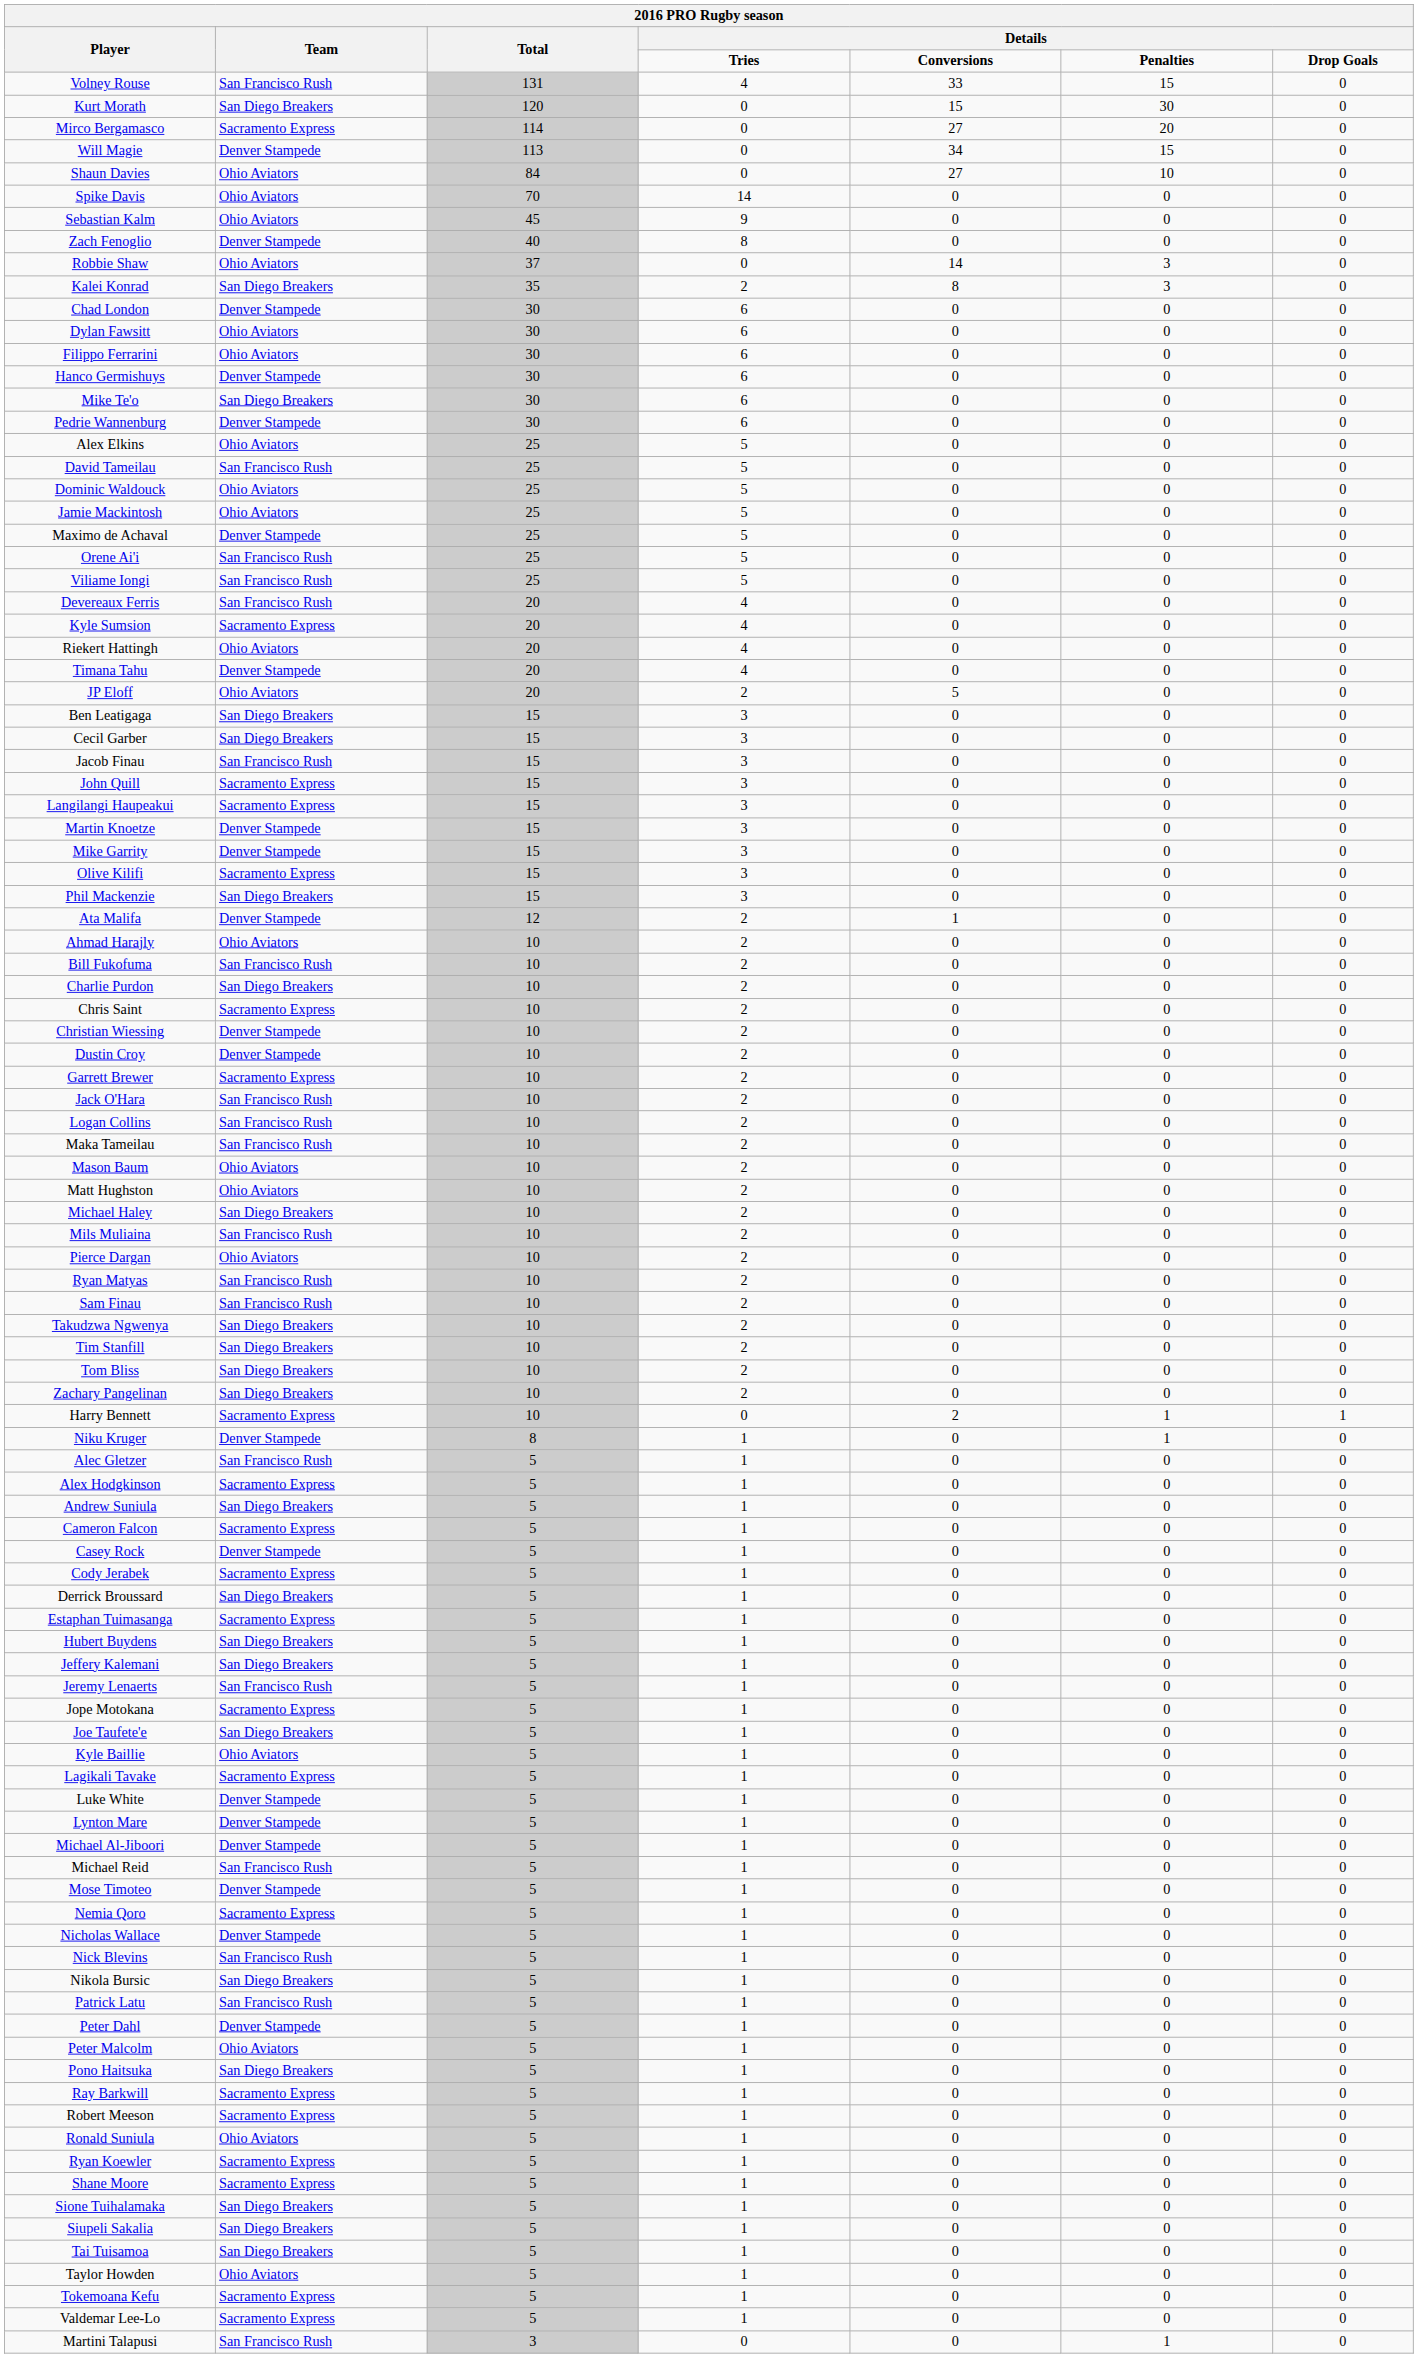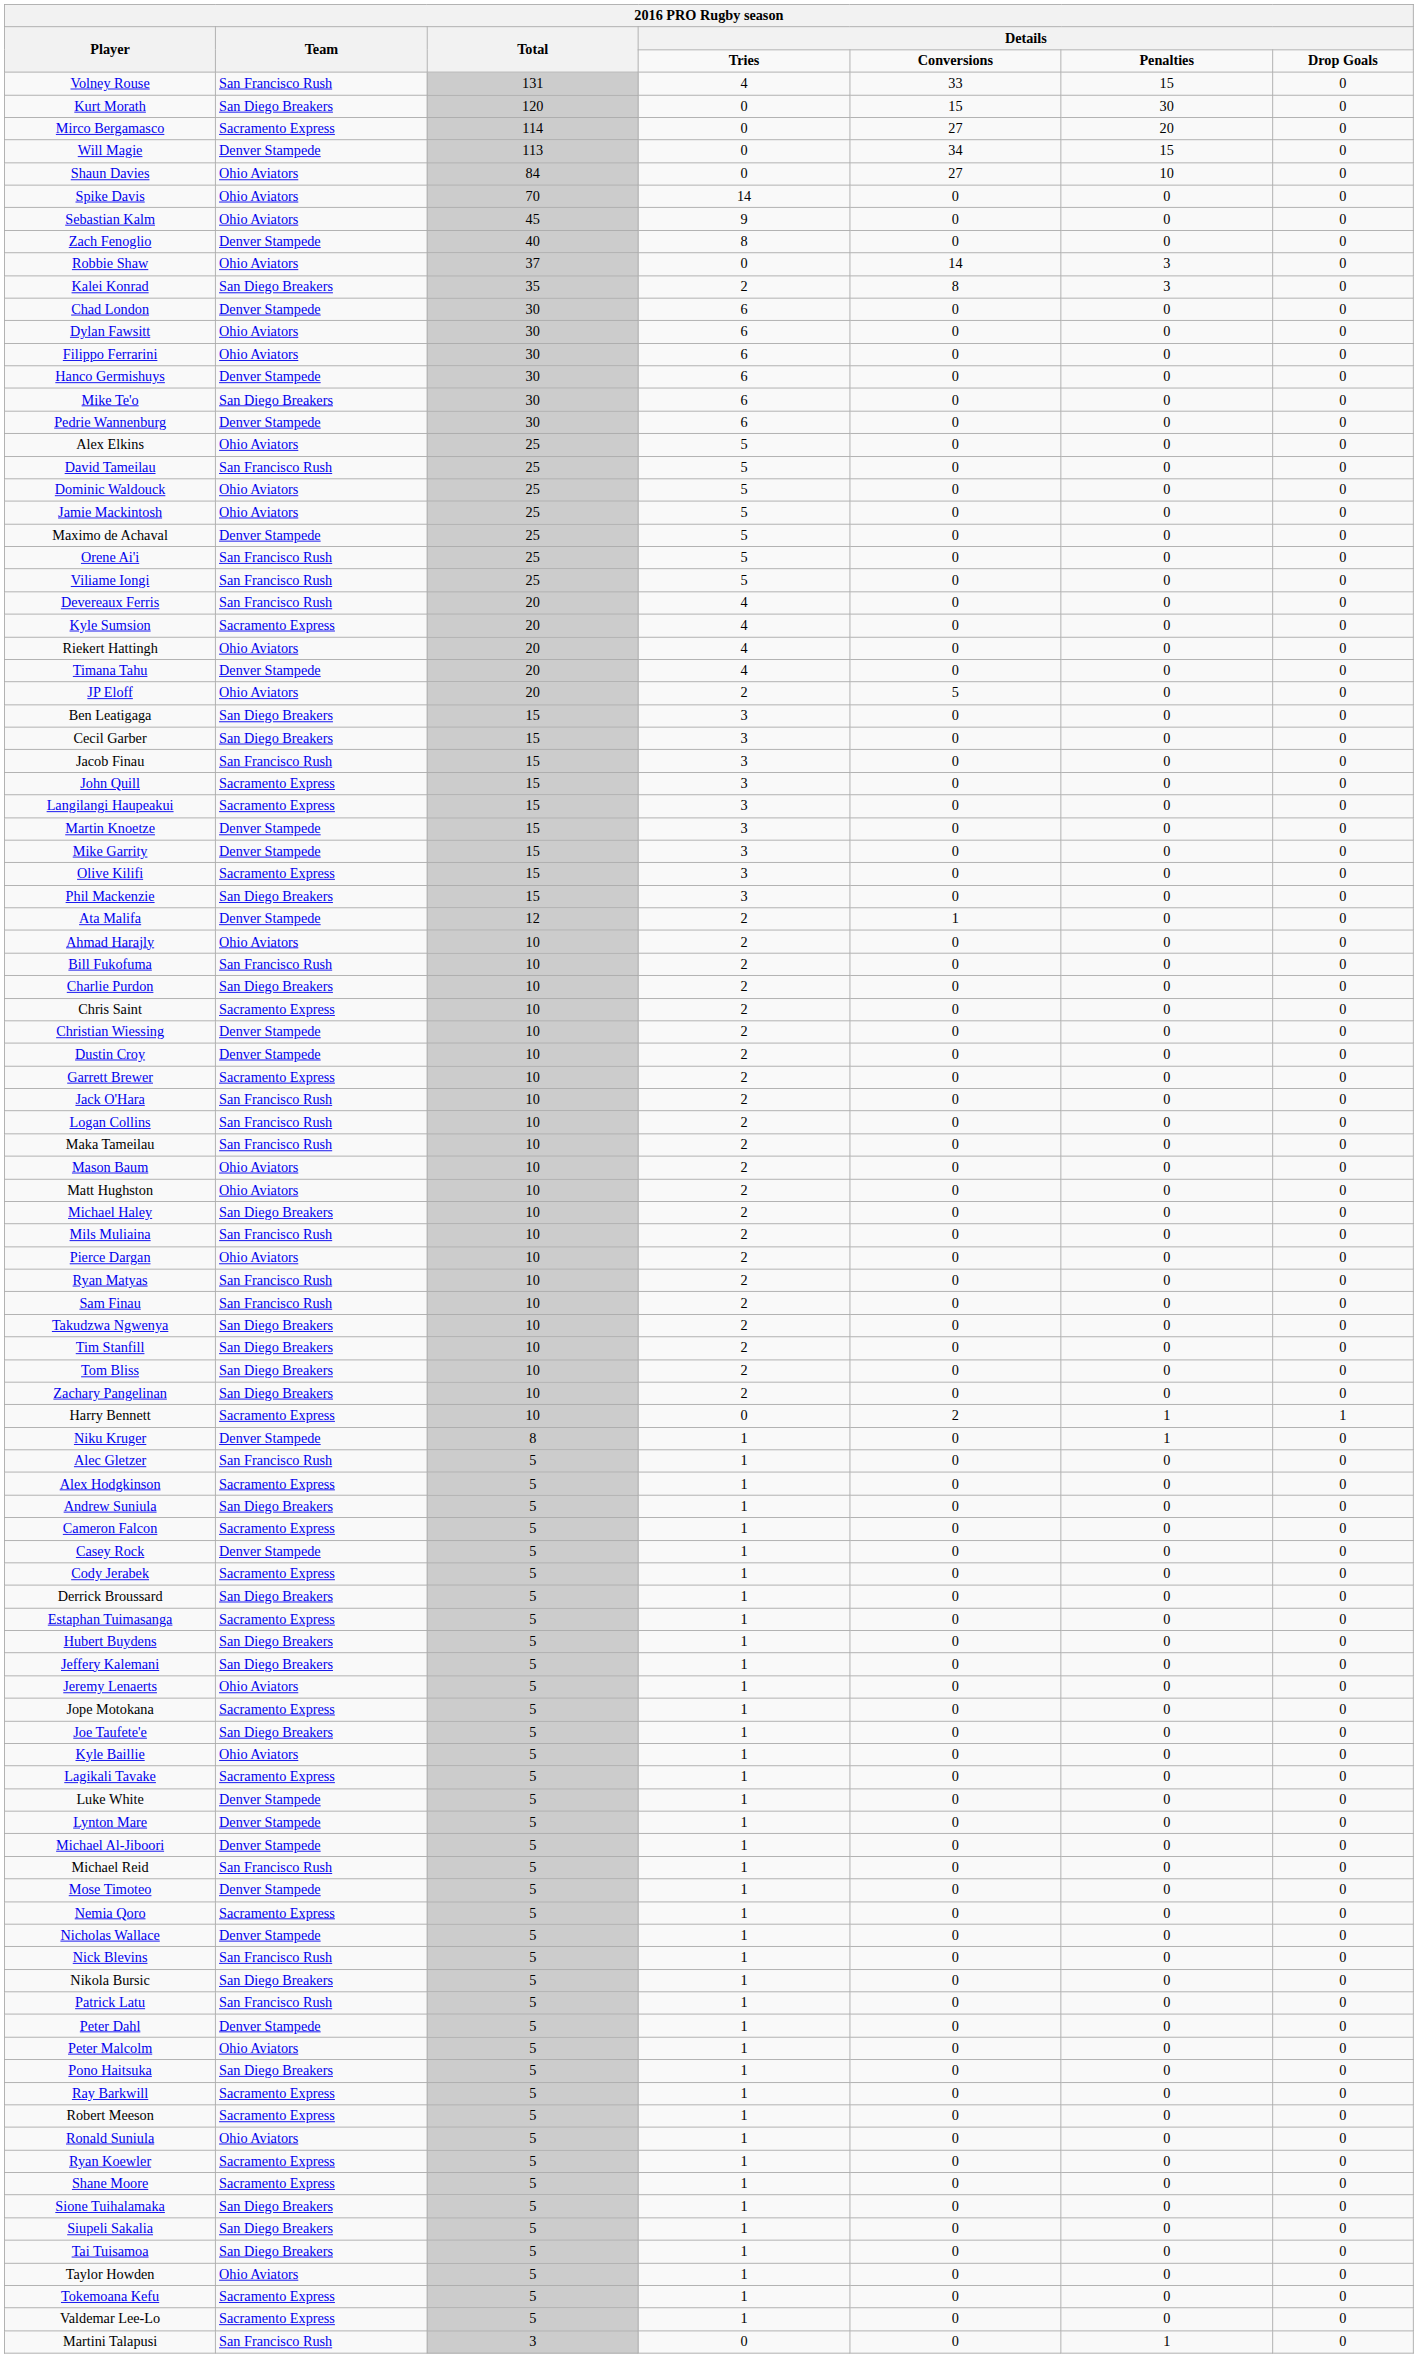(276, 1686) San Francisco Rush -> (259, 1686) Ohio Aviators
